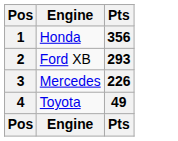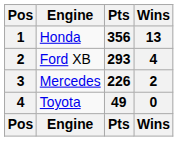+ column: (153, 15)
